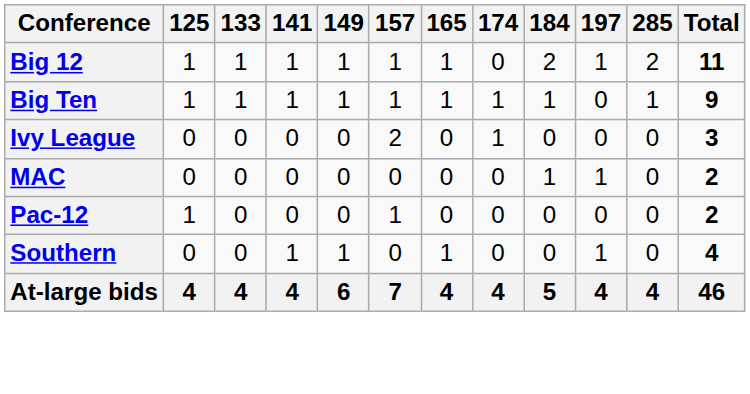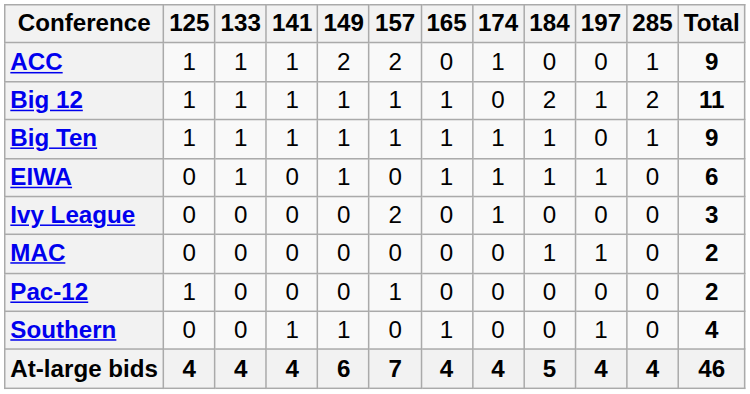+ row: (37, 61)
+ row: (41, 176)
